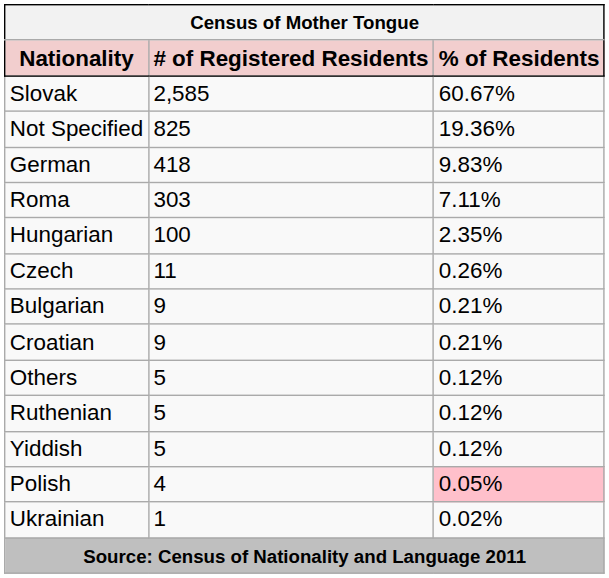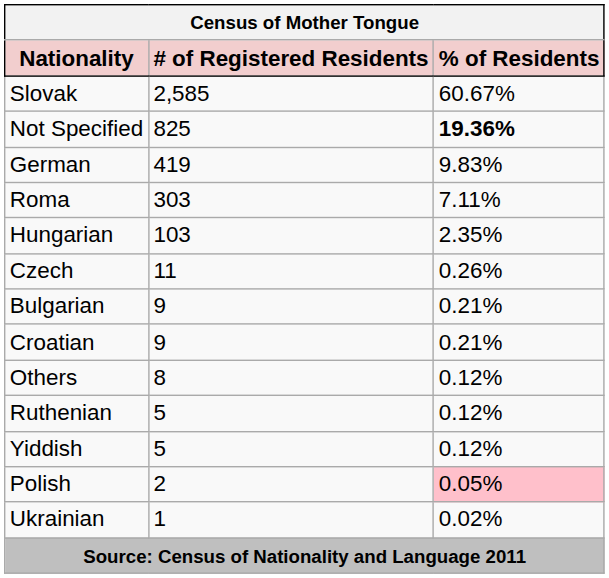(477, 128) normal -> (477, 128) bold
(172, 164) 418 -> (172, 164) 419
(172, 235) 100 -> (172, 235) 103
(160, 377) 5 -> (160, 377) 8
(160, 484) 4 -> (160, 484) 2
